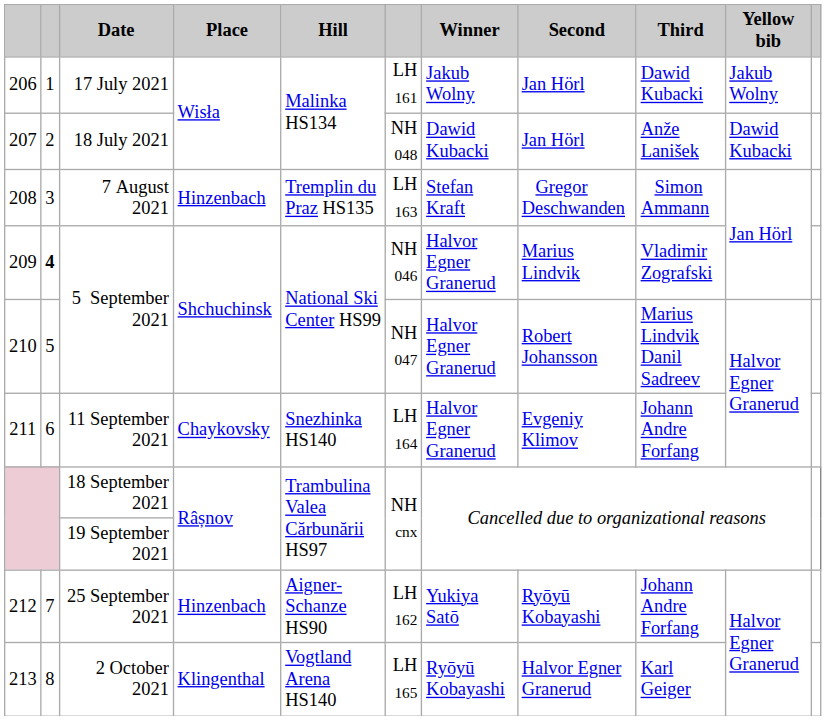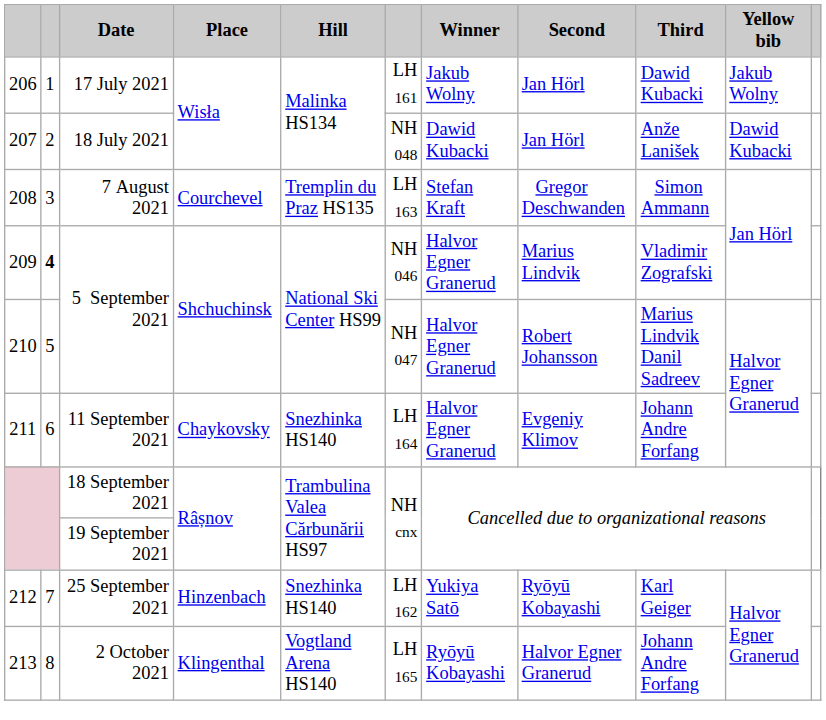(222, 197) Hinzenbach -> (220, 197) Courchevel
(316, 605) Aigner-Schanze HS90 -> (324, 597) Snezhinka HS140
(670, 605) Johann Andre Forfang -> (666, 597) Karl Geiger
(666, 678) Karl Geiger -> (670, 662) Johann Andre Forfang
